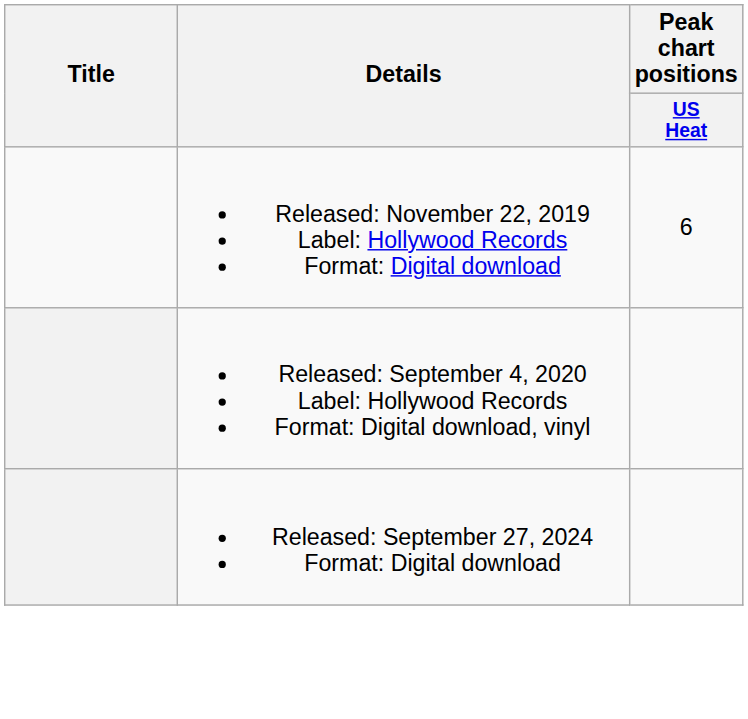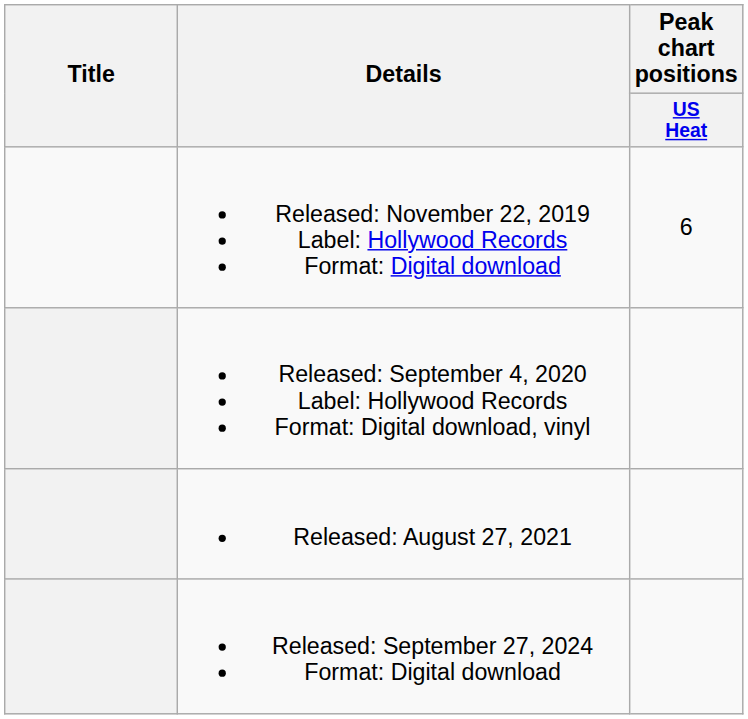+ row: (404, 537)
